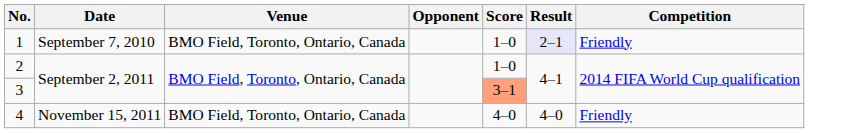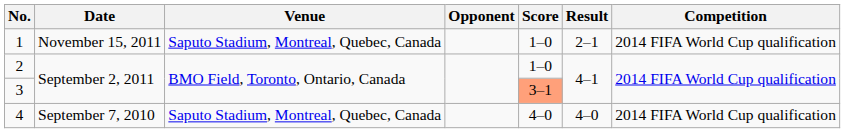(96, 41) September 7, 2010 -> (100, 41) November 15, 2011
(287, 41) BMO Field, Toronto, Ontario, Canada -> (305, 41) Saputo Stadium, Montreal, Quebec, Canada
(551, 41) lavender background -> (587, 41) no background
(606, 41) Friendly -> (726, 41) 2014 FIFA World Cup qualification
(100, 115) November 15, 2011 -> (96, 115) September 7, 2010
(287, 115) BMO Field, Toronto, Ontario, Canada -> (305, 115) Saputo Stadium, Montreal, Quebec, Canada
(606, 115) Friendly -> (726, 115) 2014 FIFA World Cup qualification
